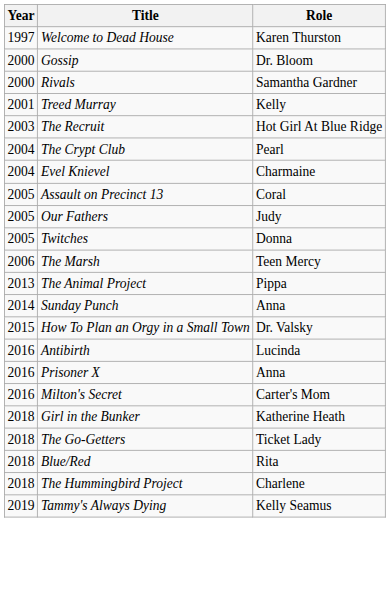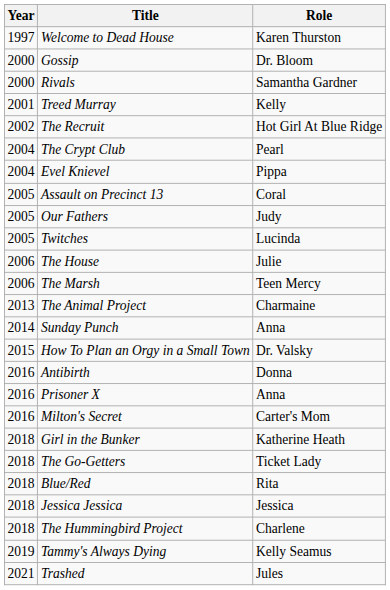(21, 127) 2003 -> (21, 127) 2002
(286, 171) Charmaine -> (271, 171) Pippa
(274, 238) Donna -> (278, 238) Lucinda
+ row: (70, 261)
(271, 283) Pippa -> (286, 305) Charmaine
(278, 350) Lucinda -> (274, 372) Donna
+ row: (82, 506)
+ row: (63, 573)
